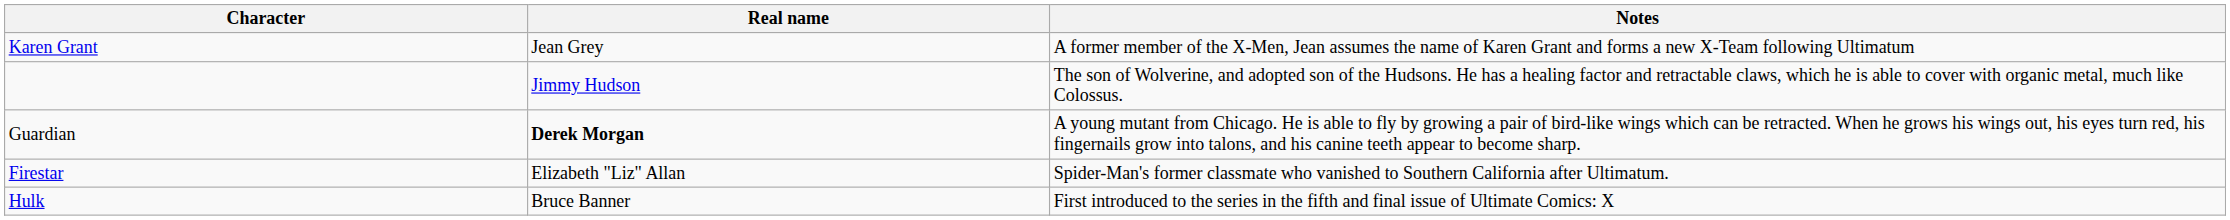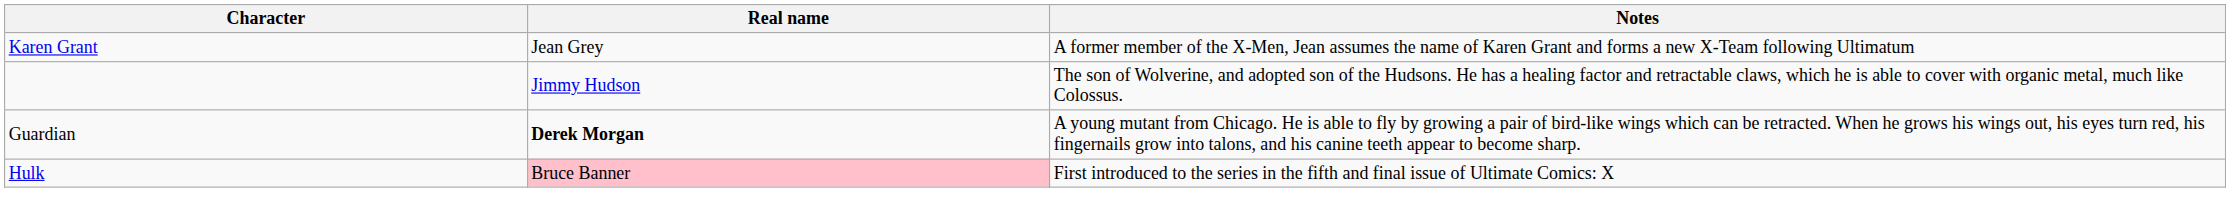- row: (36, 172)
(581, 201) no background -> (581, 172) pink background
